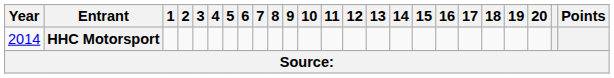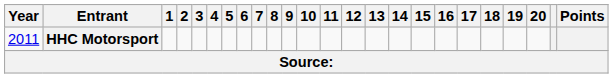(24, 39) 2014 -> (24, 39) 2011
